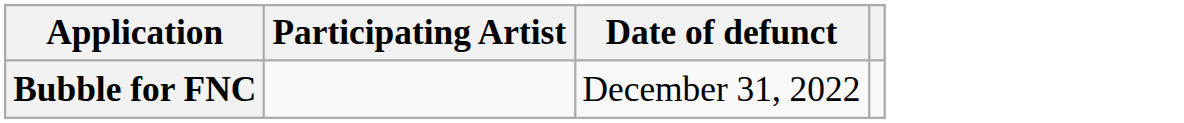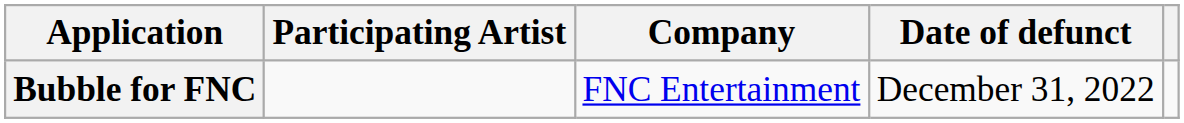+ column: (721, 32)
